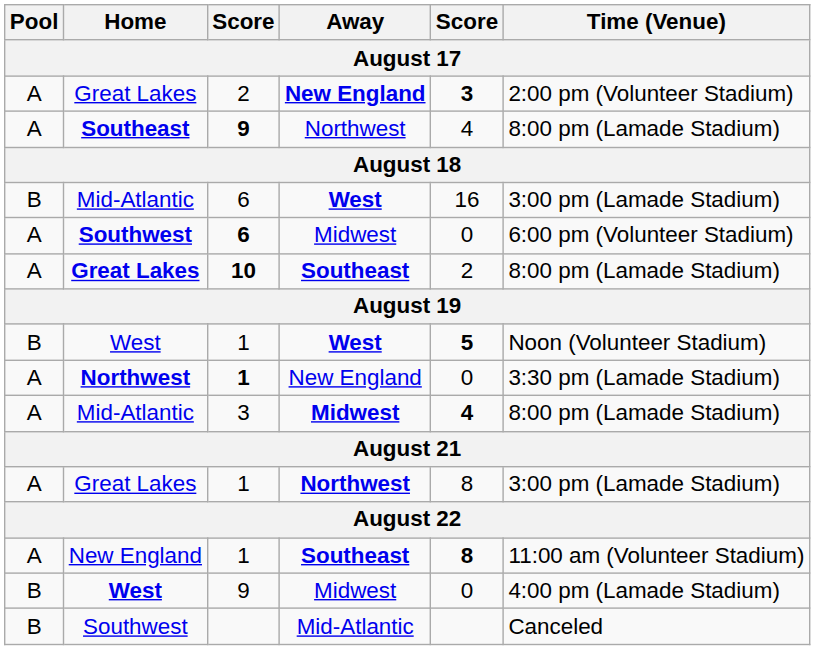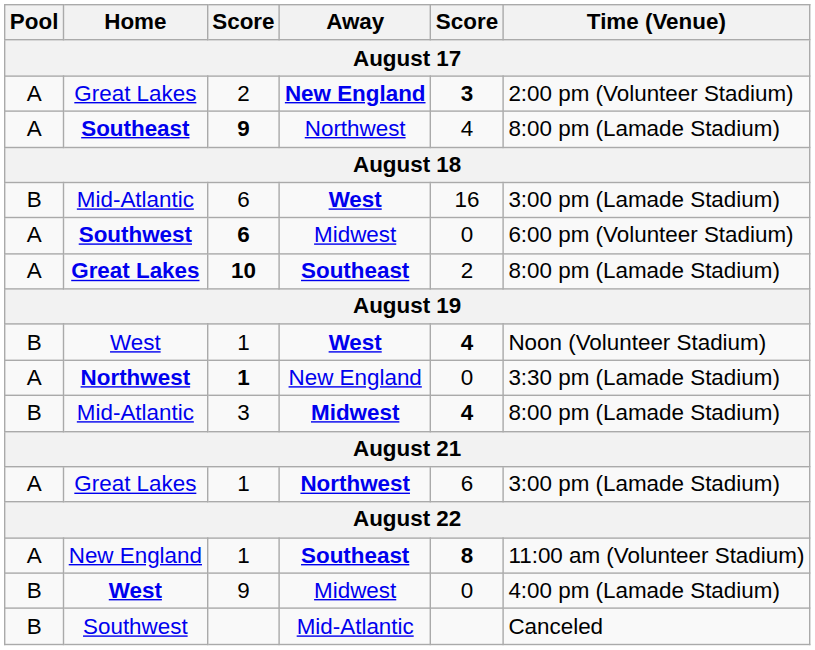(467, 341) 5 -> (467, 341) 4
(34, 413) A -> (34, 413) B
(467, 484) 8 -> (467, 484) 6
